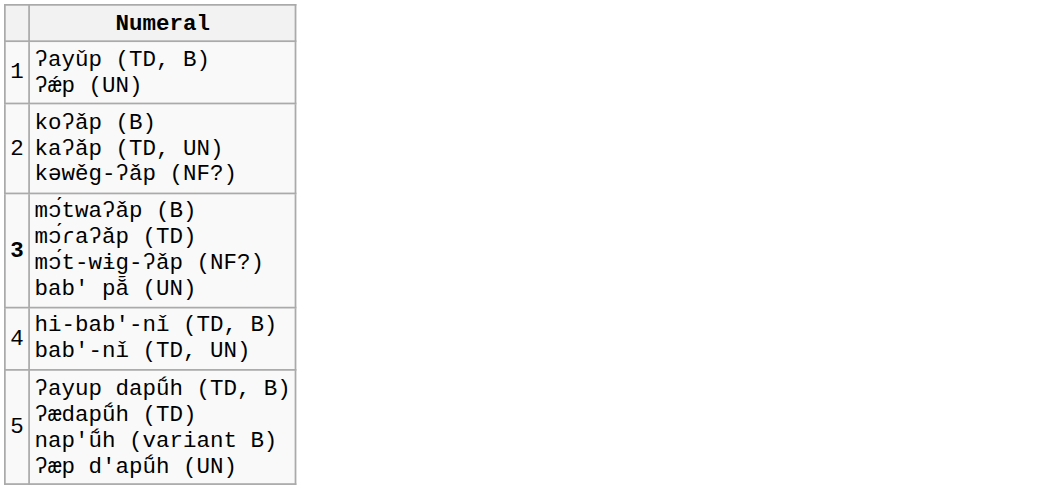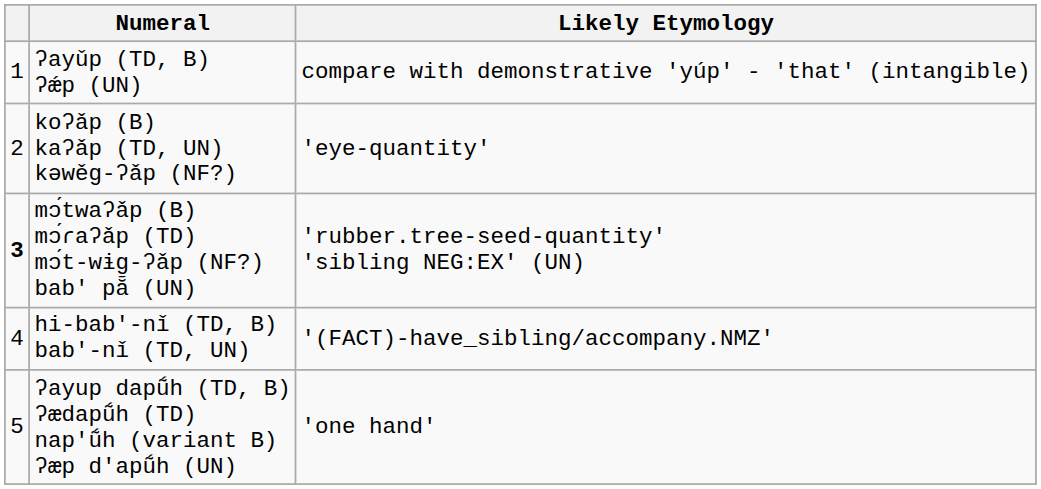+ column: (666, 23)
